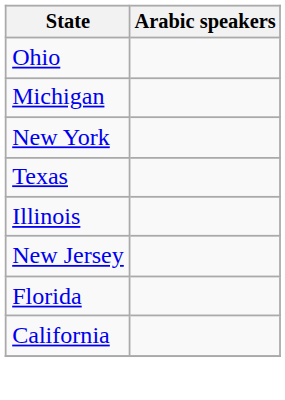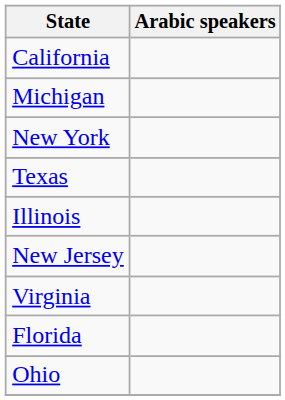rows swapped: (61, 335) <-> (36, 57)
+ row: (51, 295)
